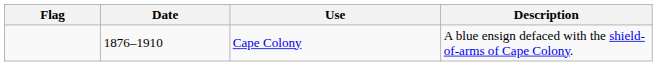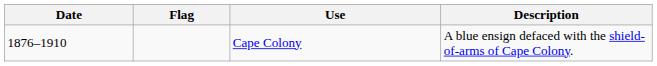columns swapped: (53, 14) <-> (165, 14)
